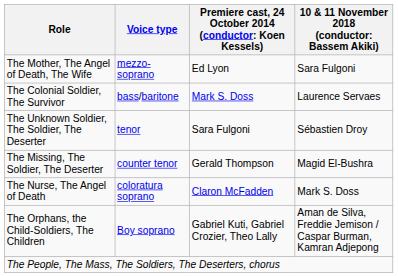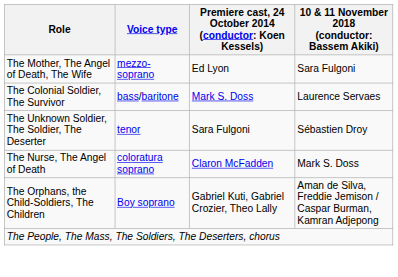- row: (55, 163)
